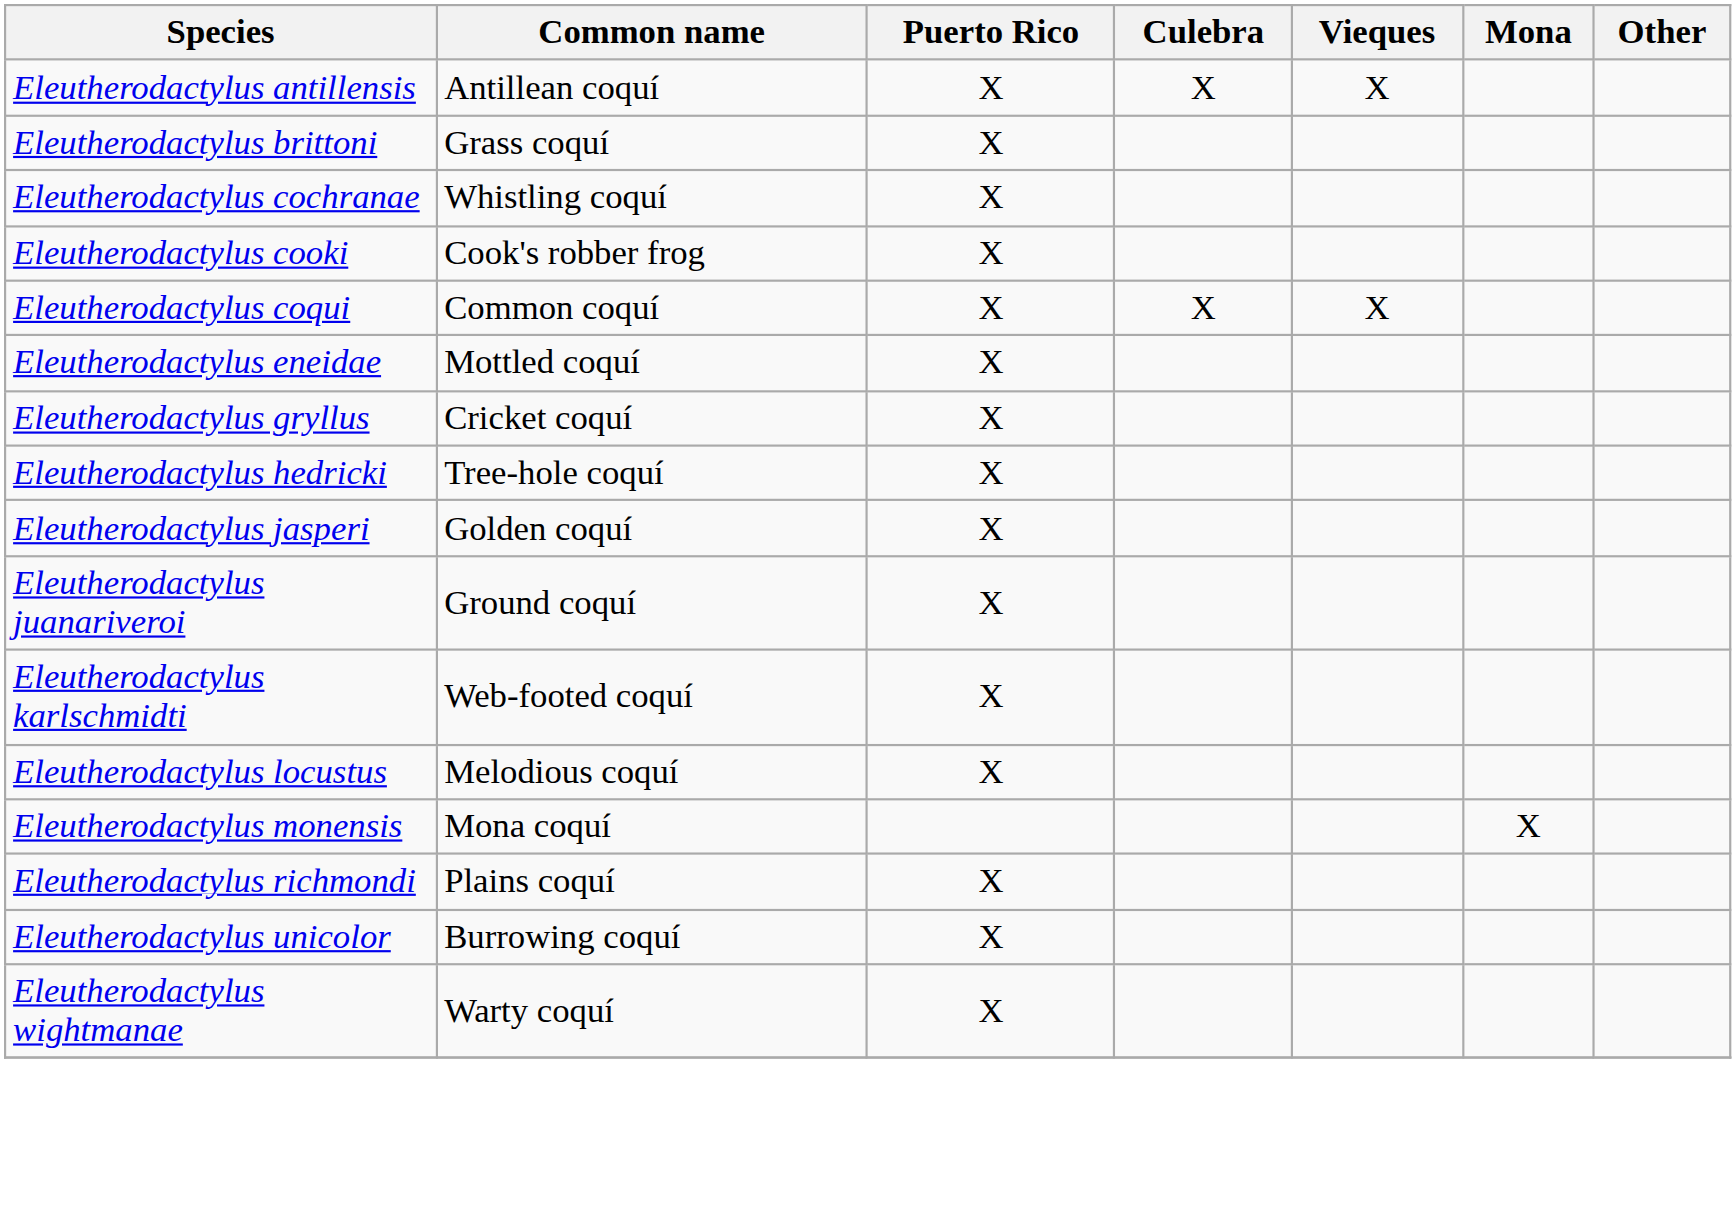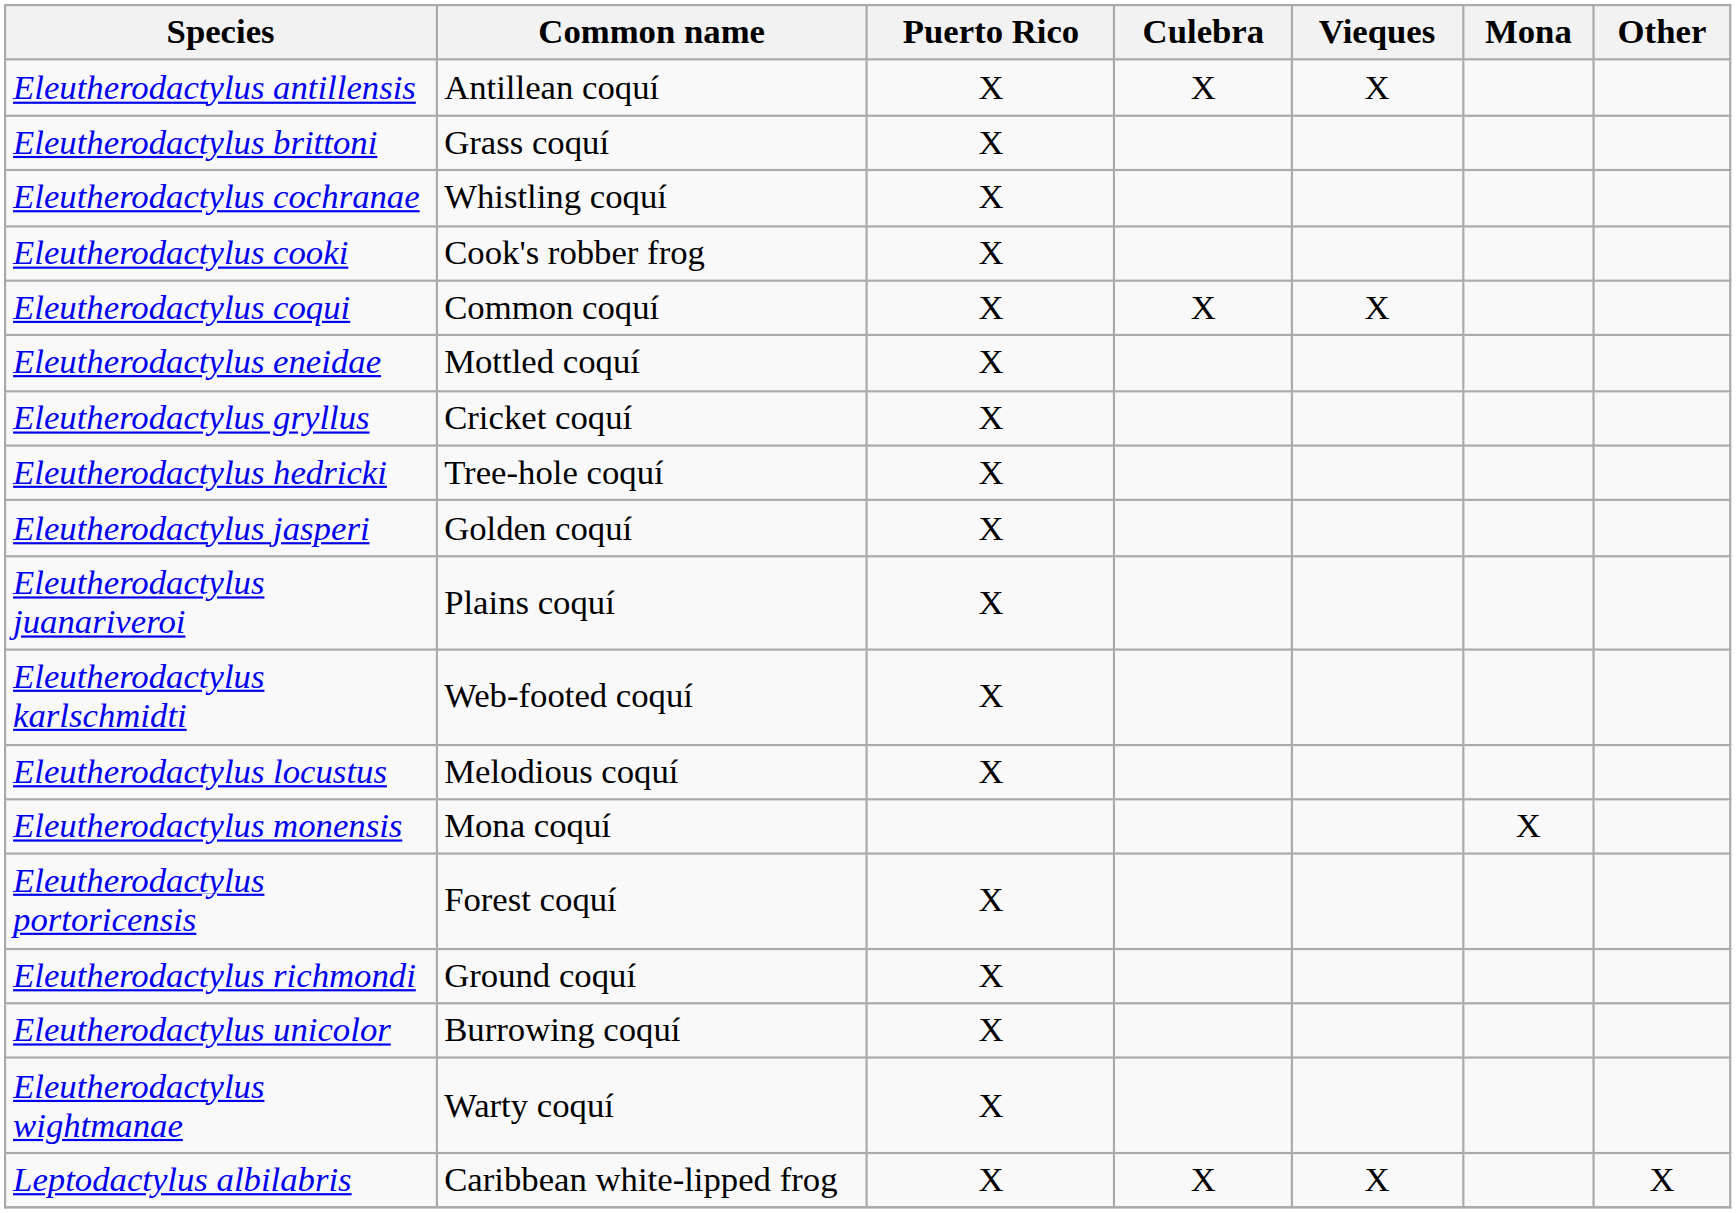(540, 602) Ground coquí -> (529, 602) Plains coquí
+ row: (139, 900)
(529, 881) Plains coquí -> (540, 975) Ground coquí
+ row: (182, 1179)
